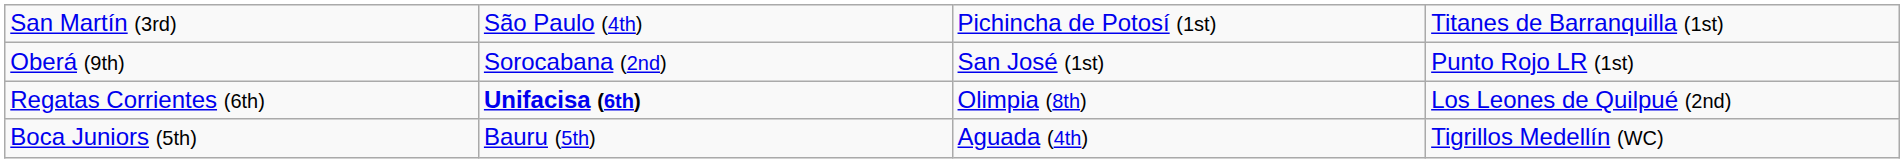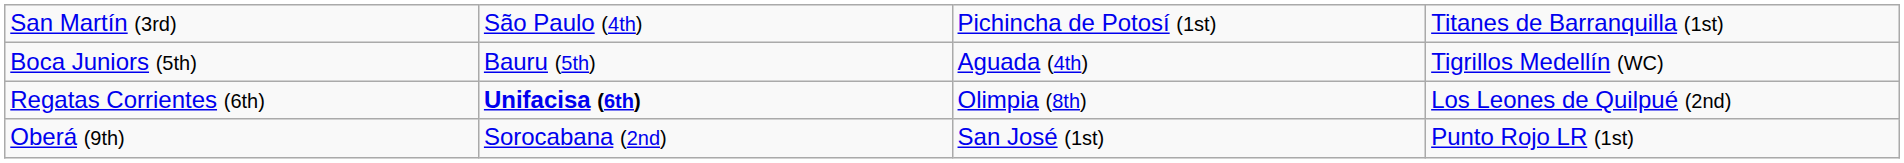rows swapped: (104, 137) <-> (68, 61)
